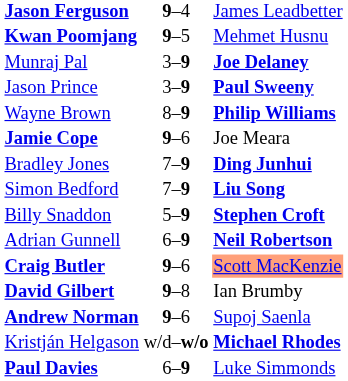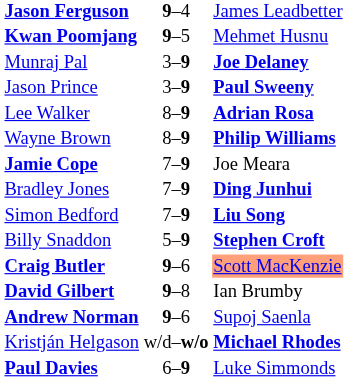+ row: (47, 112)
(176, 138) 9–6 -> (176, 163) 7–9
- row: (62, 240)
